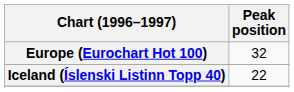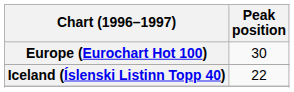(259, 53) 32 -> (259, 53) 30
